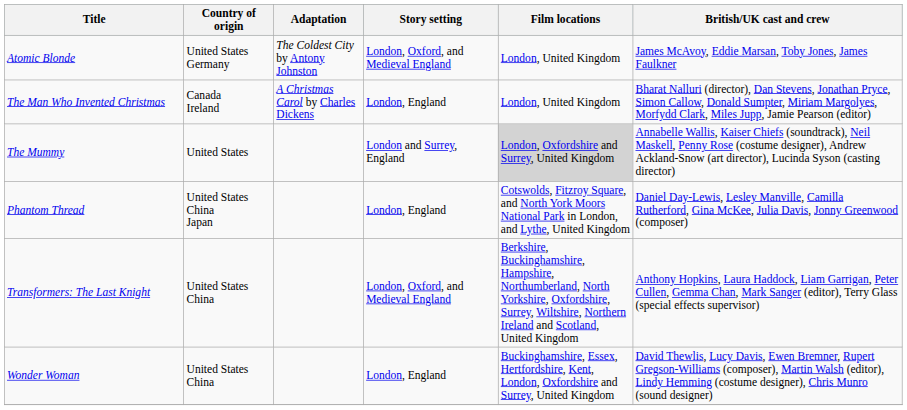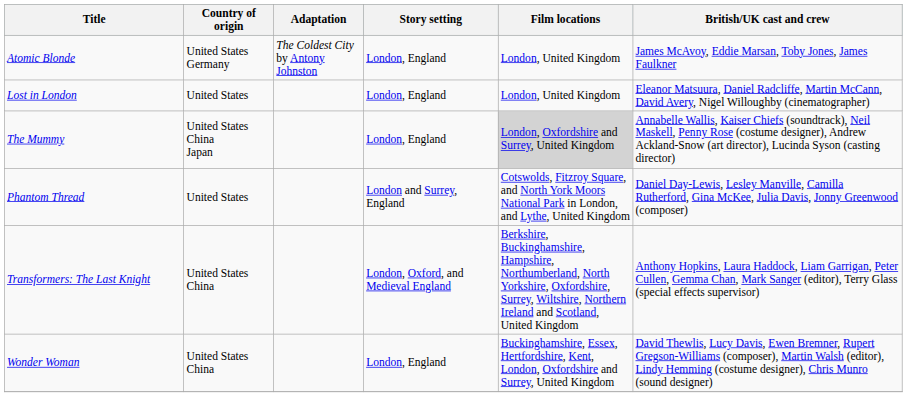(415, 57) London, Oxford, and Medieval England -> (406, 57) London, England
+ row: (42, 95)
- row: (86, 102)
(217, 152) United States -> (217, 139) United States China Japan
(412, 152) London and Surrey, England -> (406, 139) London, England
(217, 209) United States China Japan -> (217, 196) United States
(406, 209) London, England -> (412, 196) London and Surrey, England
